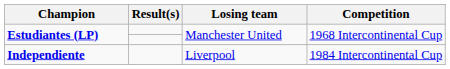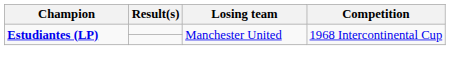- row: (46, 54)
